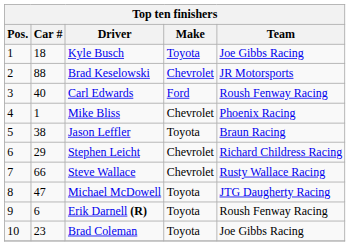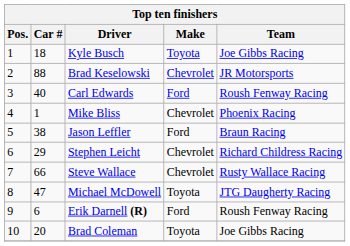(183, 133) Toyota -> (178, 133) Ford
(183, 211) Toyota -> (178, 211) Ford
(40, 231) 23 -> (40, 231) 20
